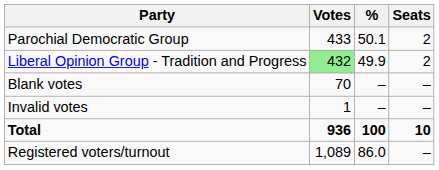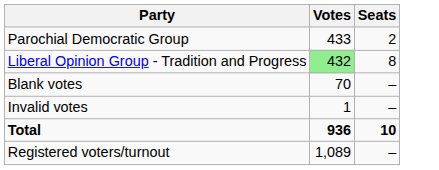- column: (372, 15)
(427, 61) 2 -> (392, 61) 8
